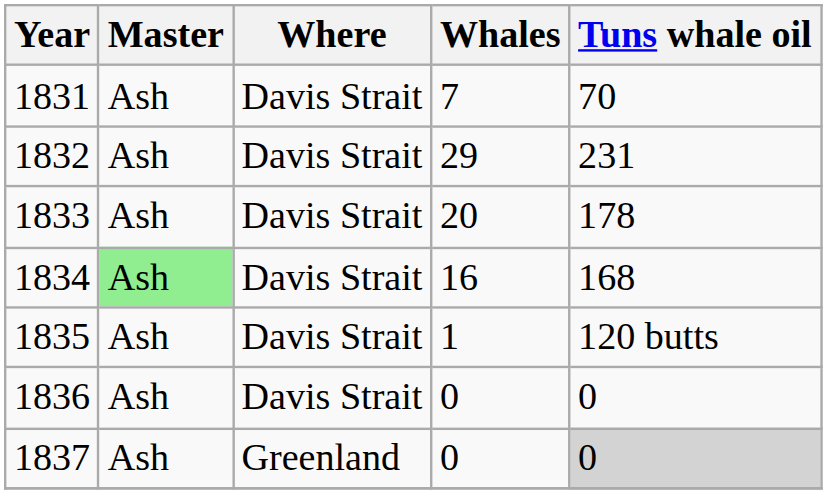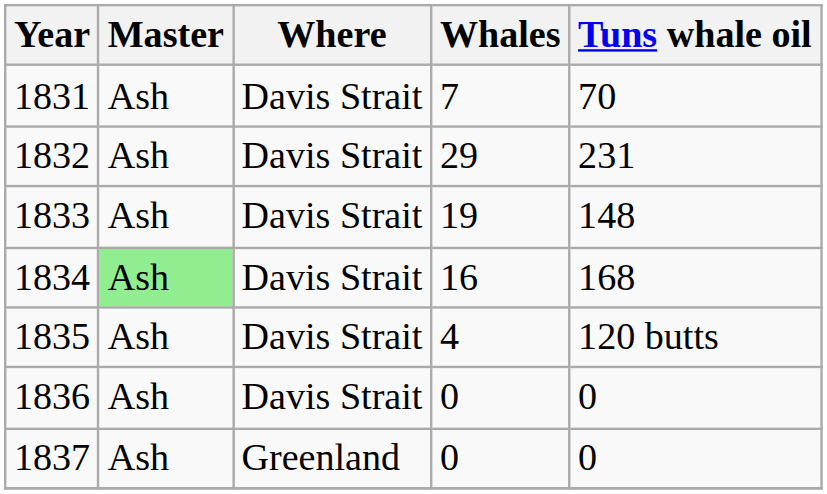(459, 215) 20 -> (459, 215) 19
(607, 215) 178 -> (607, 215) 148
(449, 336) 1 -> (449, 336) 4
(588, 457) lightgrey background -> (588, 457) no background
